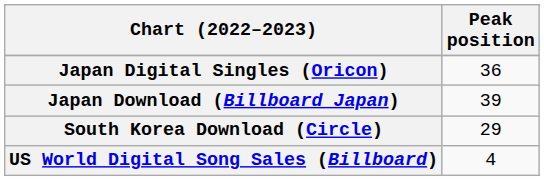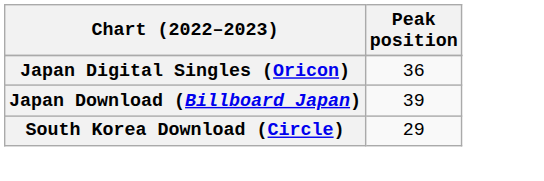- row: (224, 160)
